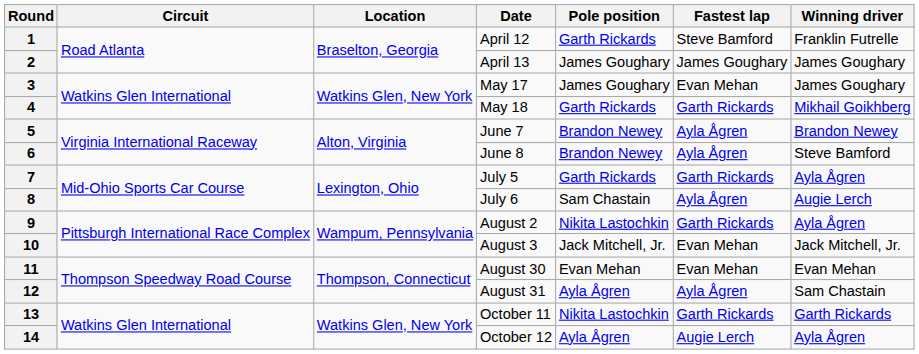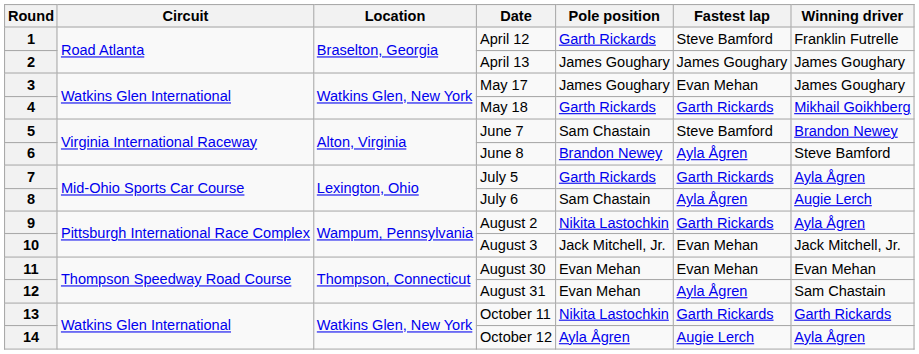(611, 130) Brandon Newey -> (605, 130) Sam Chastain
(712, 130) Ayla Ågren -> (725, 130) Steve Bamford
(594, 291) Ayla Ågren -> (600, 291) Evan Mehan
